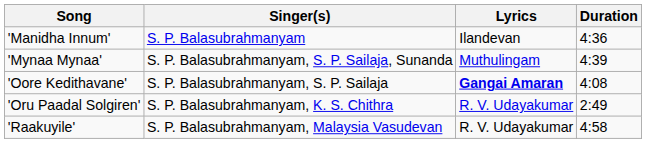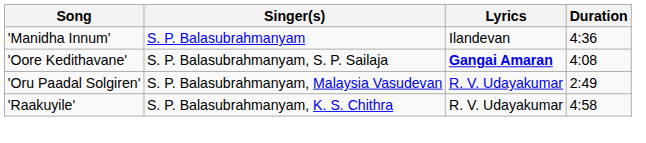- row: (55, 61)
(270, 105) S. P. Balasubrahmanyam, K. S. Chithra -> (295, 83) S. P. Balasubrahmanyam, Malaysia Vasudevan
(295, 128) S. P. Balasubrahmanyam, Malaysia Vasudevan -> (270, 105) S. P. Balasubrahmanyam, K. S. Chithra
